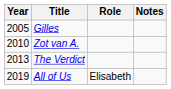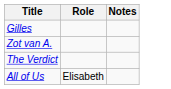- column: (18, 12)
